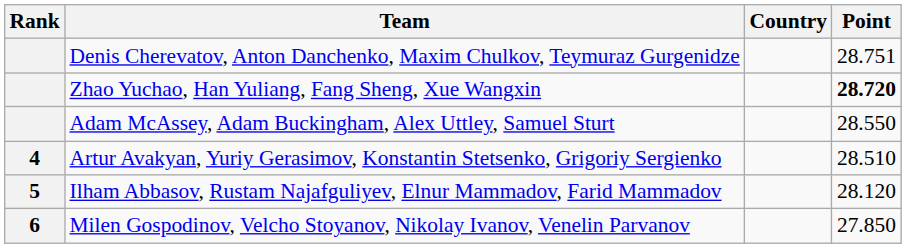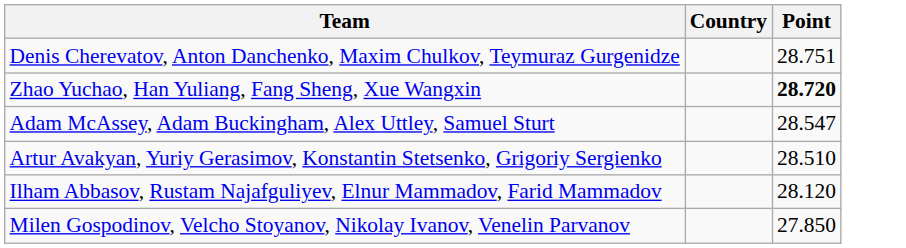- column: (35, 21)
(866, 123) 28.550 -> (806, 123) 28.547
